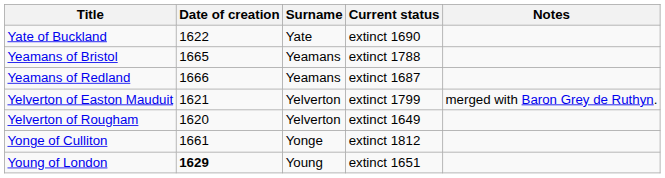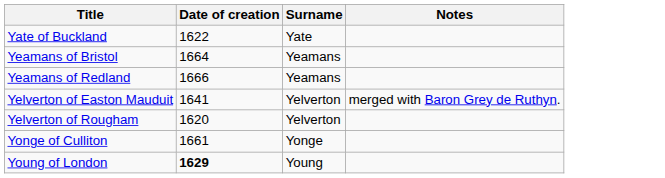- column: (394, 15)
(194, 57) 1665 -> (194, 57) 1664
(194, 99) 1621 -> (194, 99) 1641
